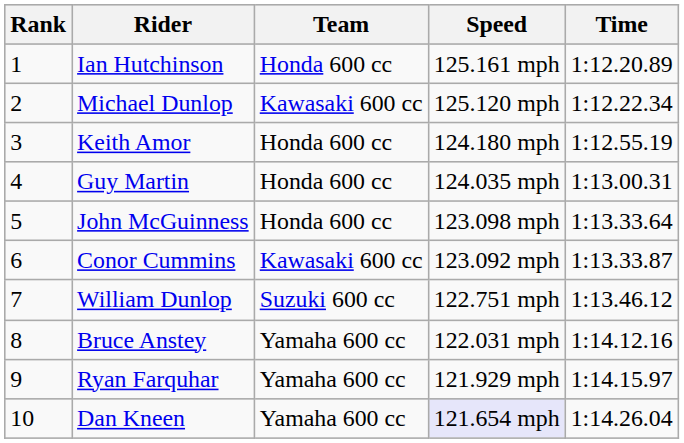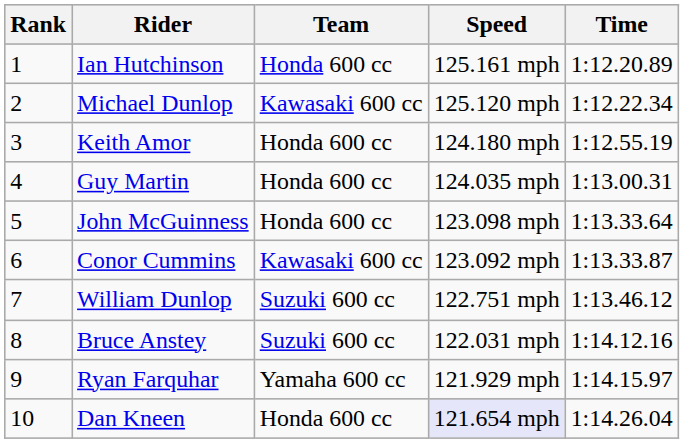(333, 339) Yamaha 600 cc -> (327, 339) Suzuki 600 cc
(333, 417) Yamaha 600 cc -> (326, 417) Honda 600 cc
